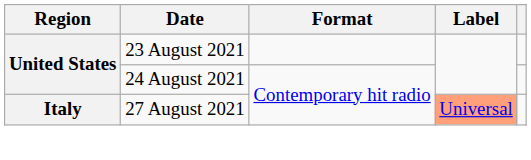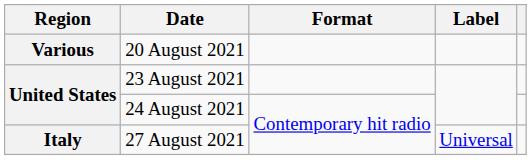+ row: (185, 49)
(476, 109) lightsalmon background -> (476, 139) no background
